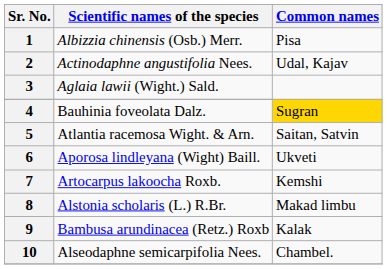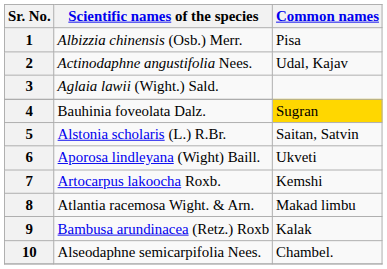(156, 134) Atlantia racemosa Wight. & Arn. -> (142, 134) Alstonia scholaris (L.) R.Br.
(142, 205) Alstonia scholaris (L.) R.Br. -> (156, 205) Atlantia racemosa Wight. & Arn.
